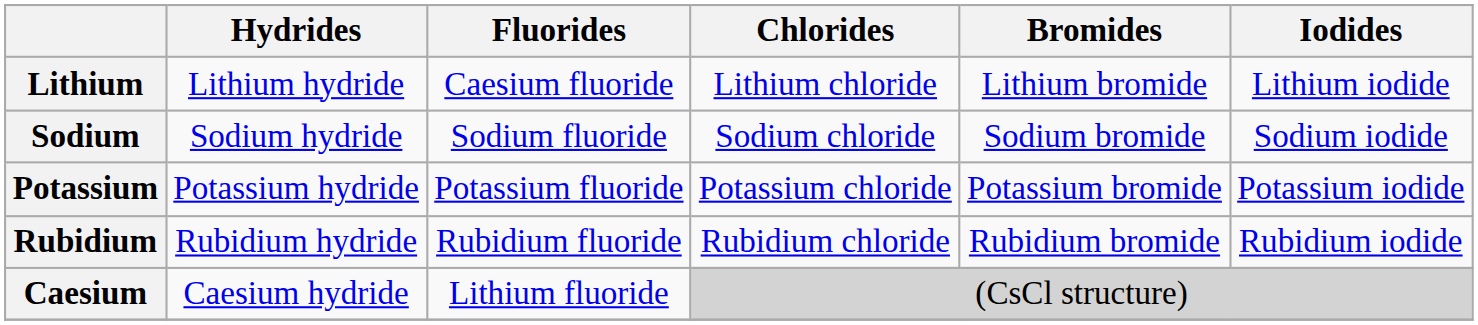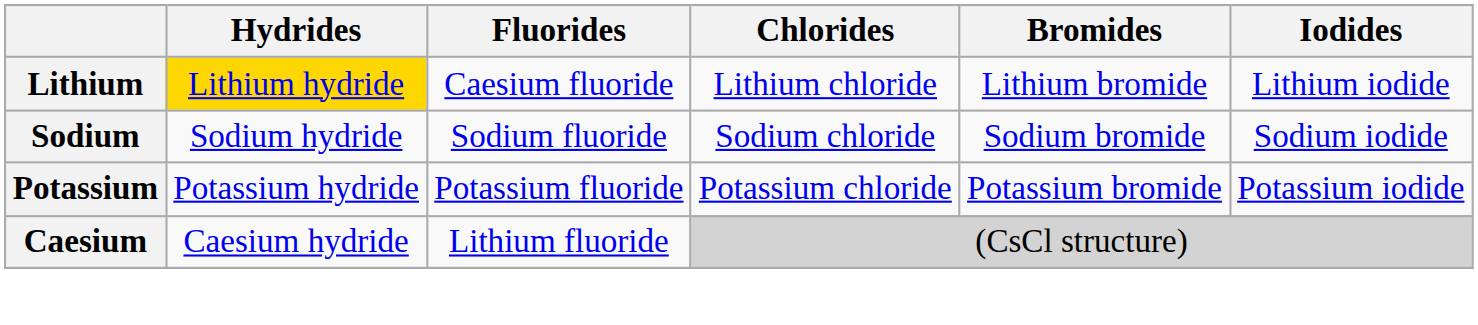(296, 83) no background -> (296, 83) gold background
- row: (85, 240)
